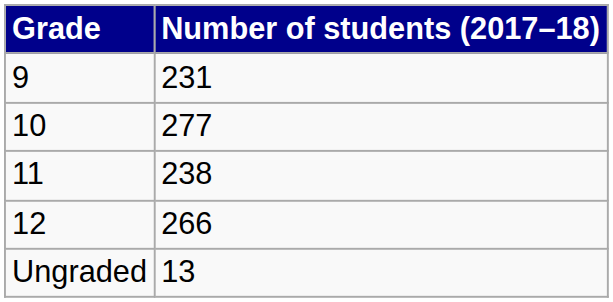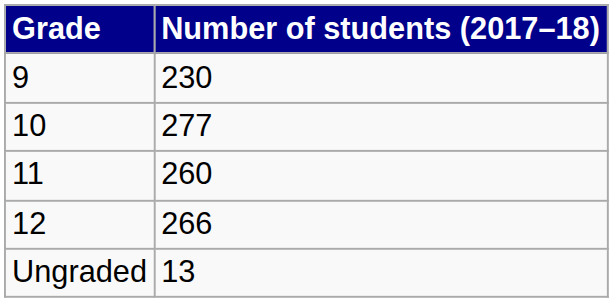(187, 77) 231 -> (187, 77) 230
(187, 175) 238 -> (187, 175) 260
